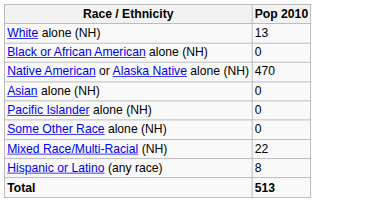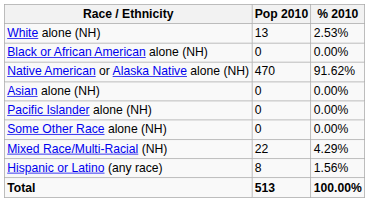+ column: (338, 14)
